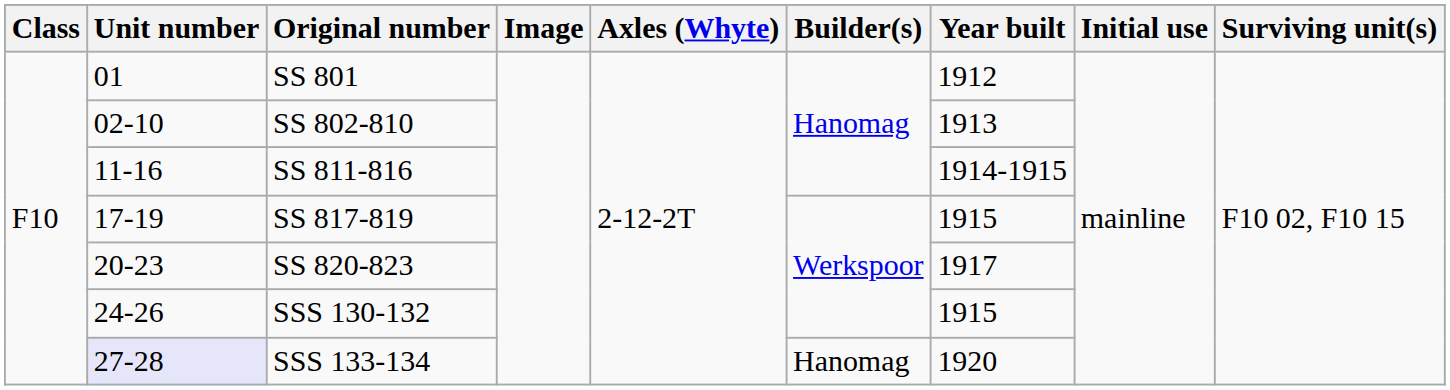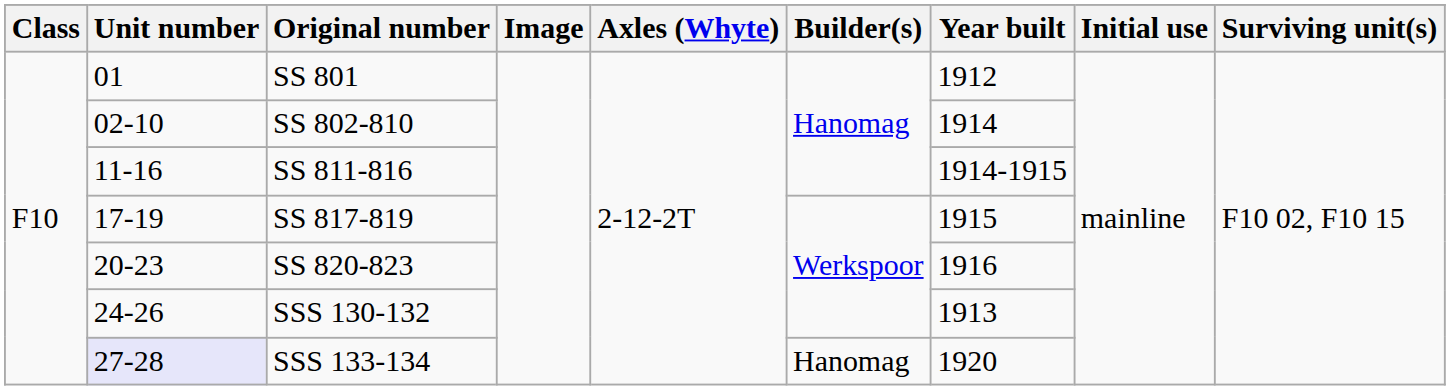(967, 123) 1913 -> (967, 123) 1914
(967, 265) 1917 -> (967, 265) 1916
(967, 312) 1915 -> (967, 312) 1913
